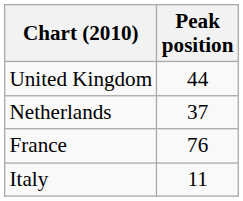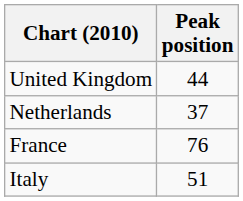(198, 178) 11 -> (198, 178) 51
